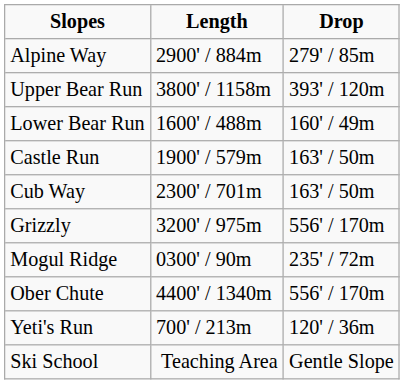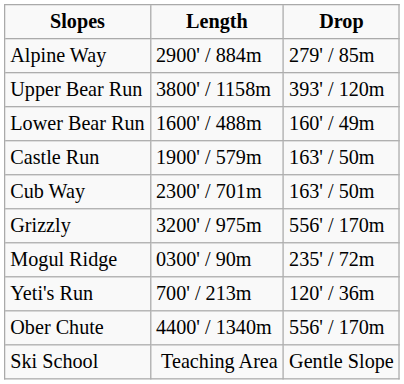rows swapped: (52, 327) <-> (57, 293)
